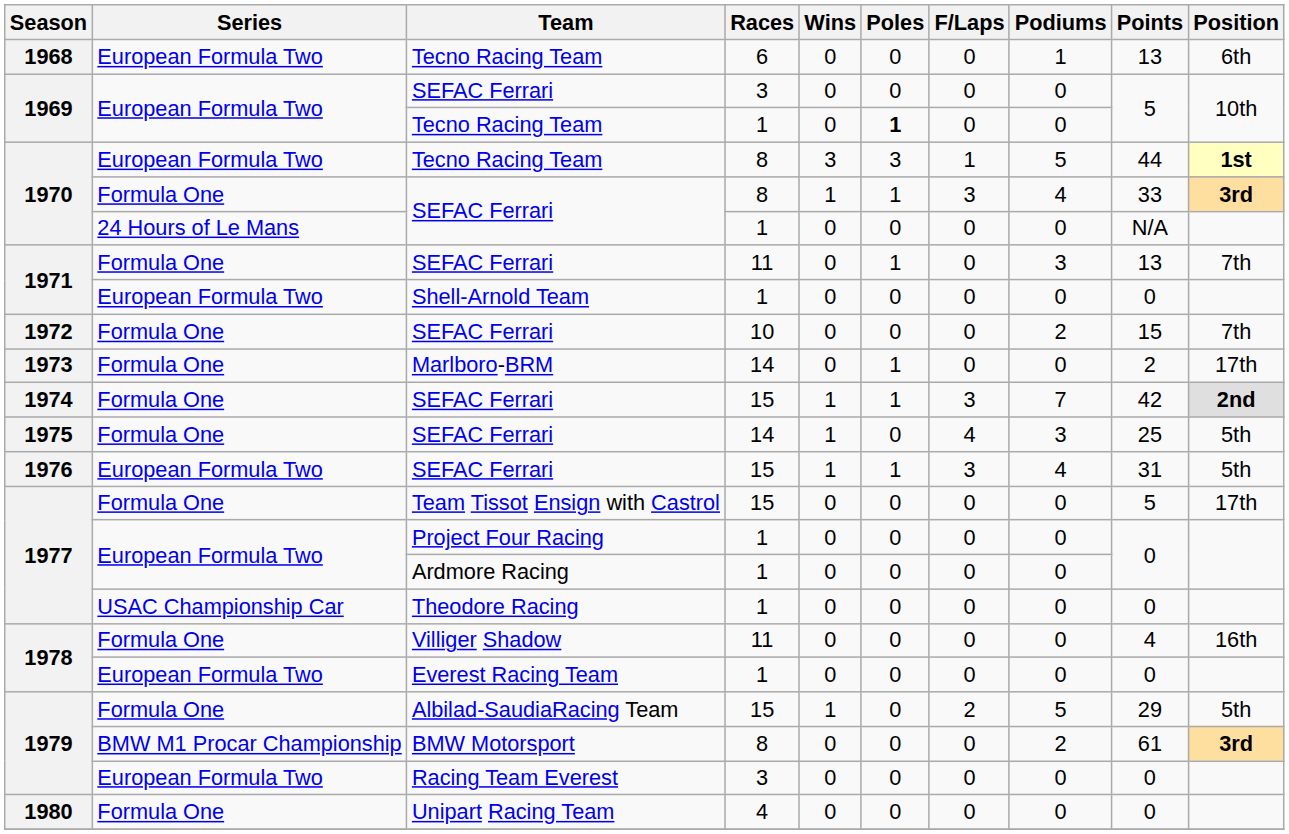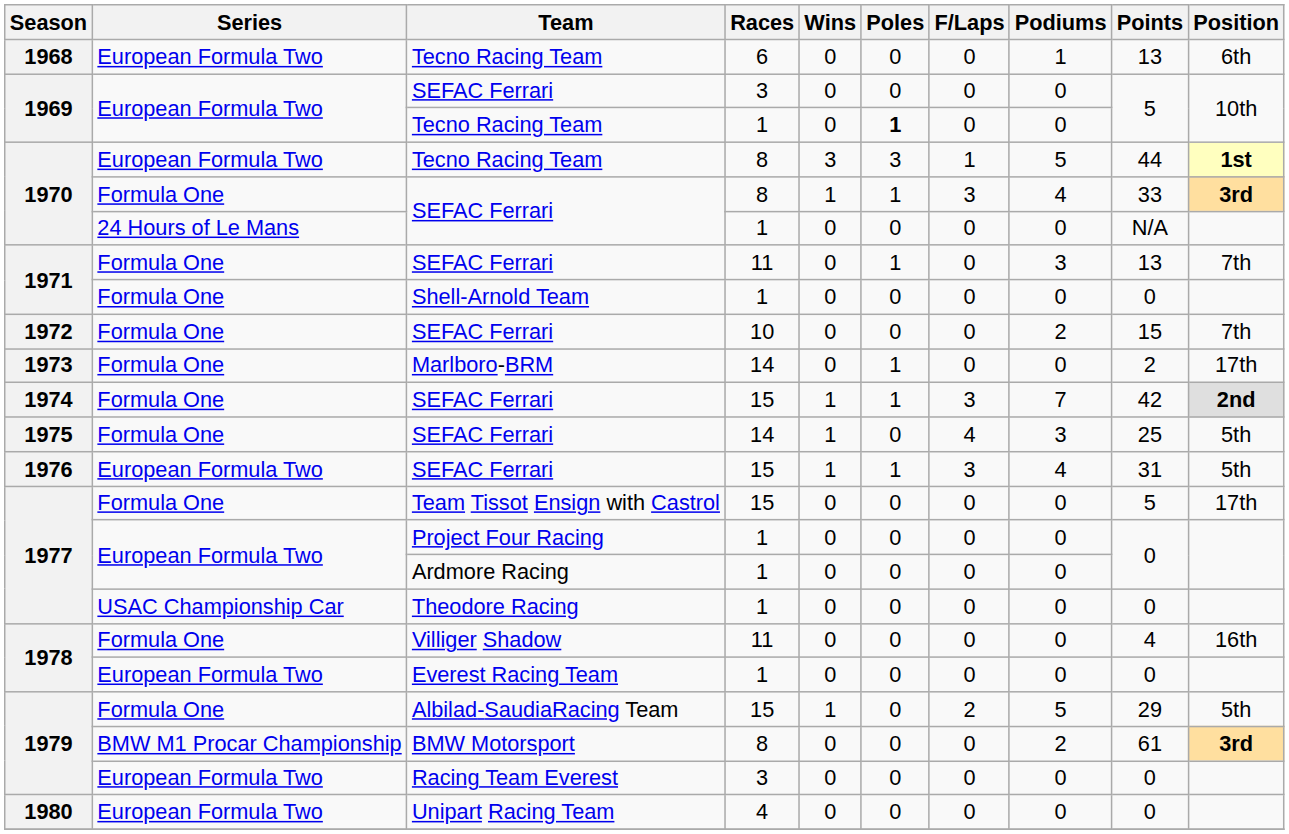(210, 297) European Formula Two -> (161, 297) Formula One
(161, 812) Formula One -> (210, 812) European Formula Two
